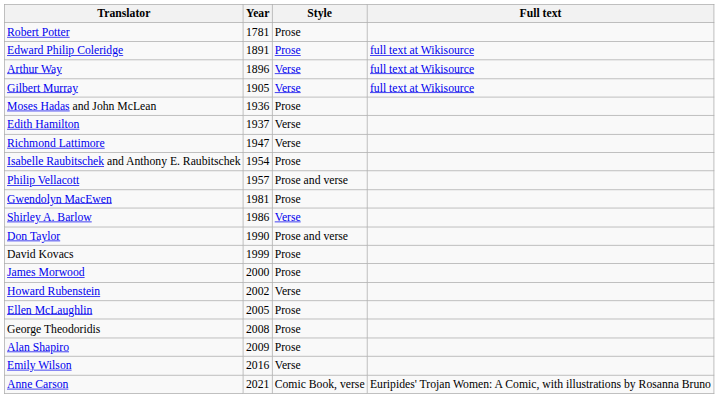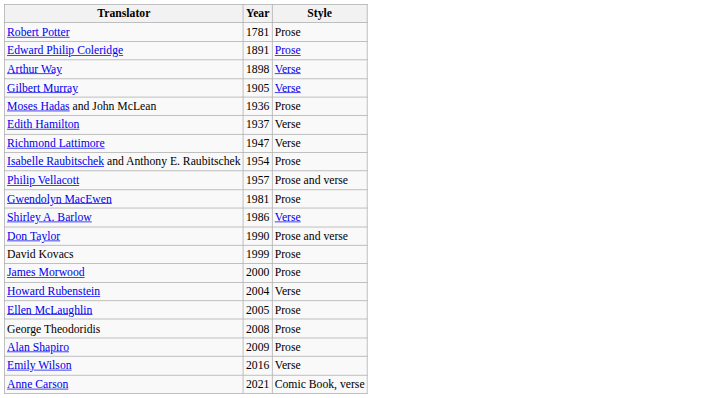- column: (540, 13)
(258, 69) 1896 -> (258, 69) 1898
(258, 291) 2002 -> (258, 291) 2004
